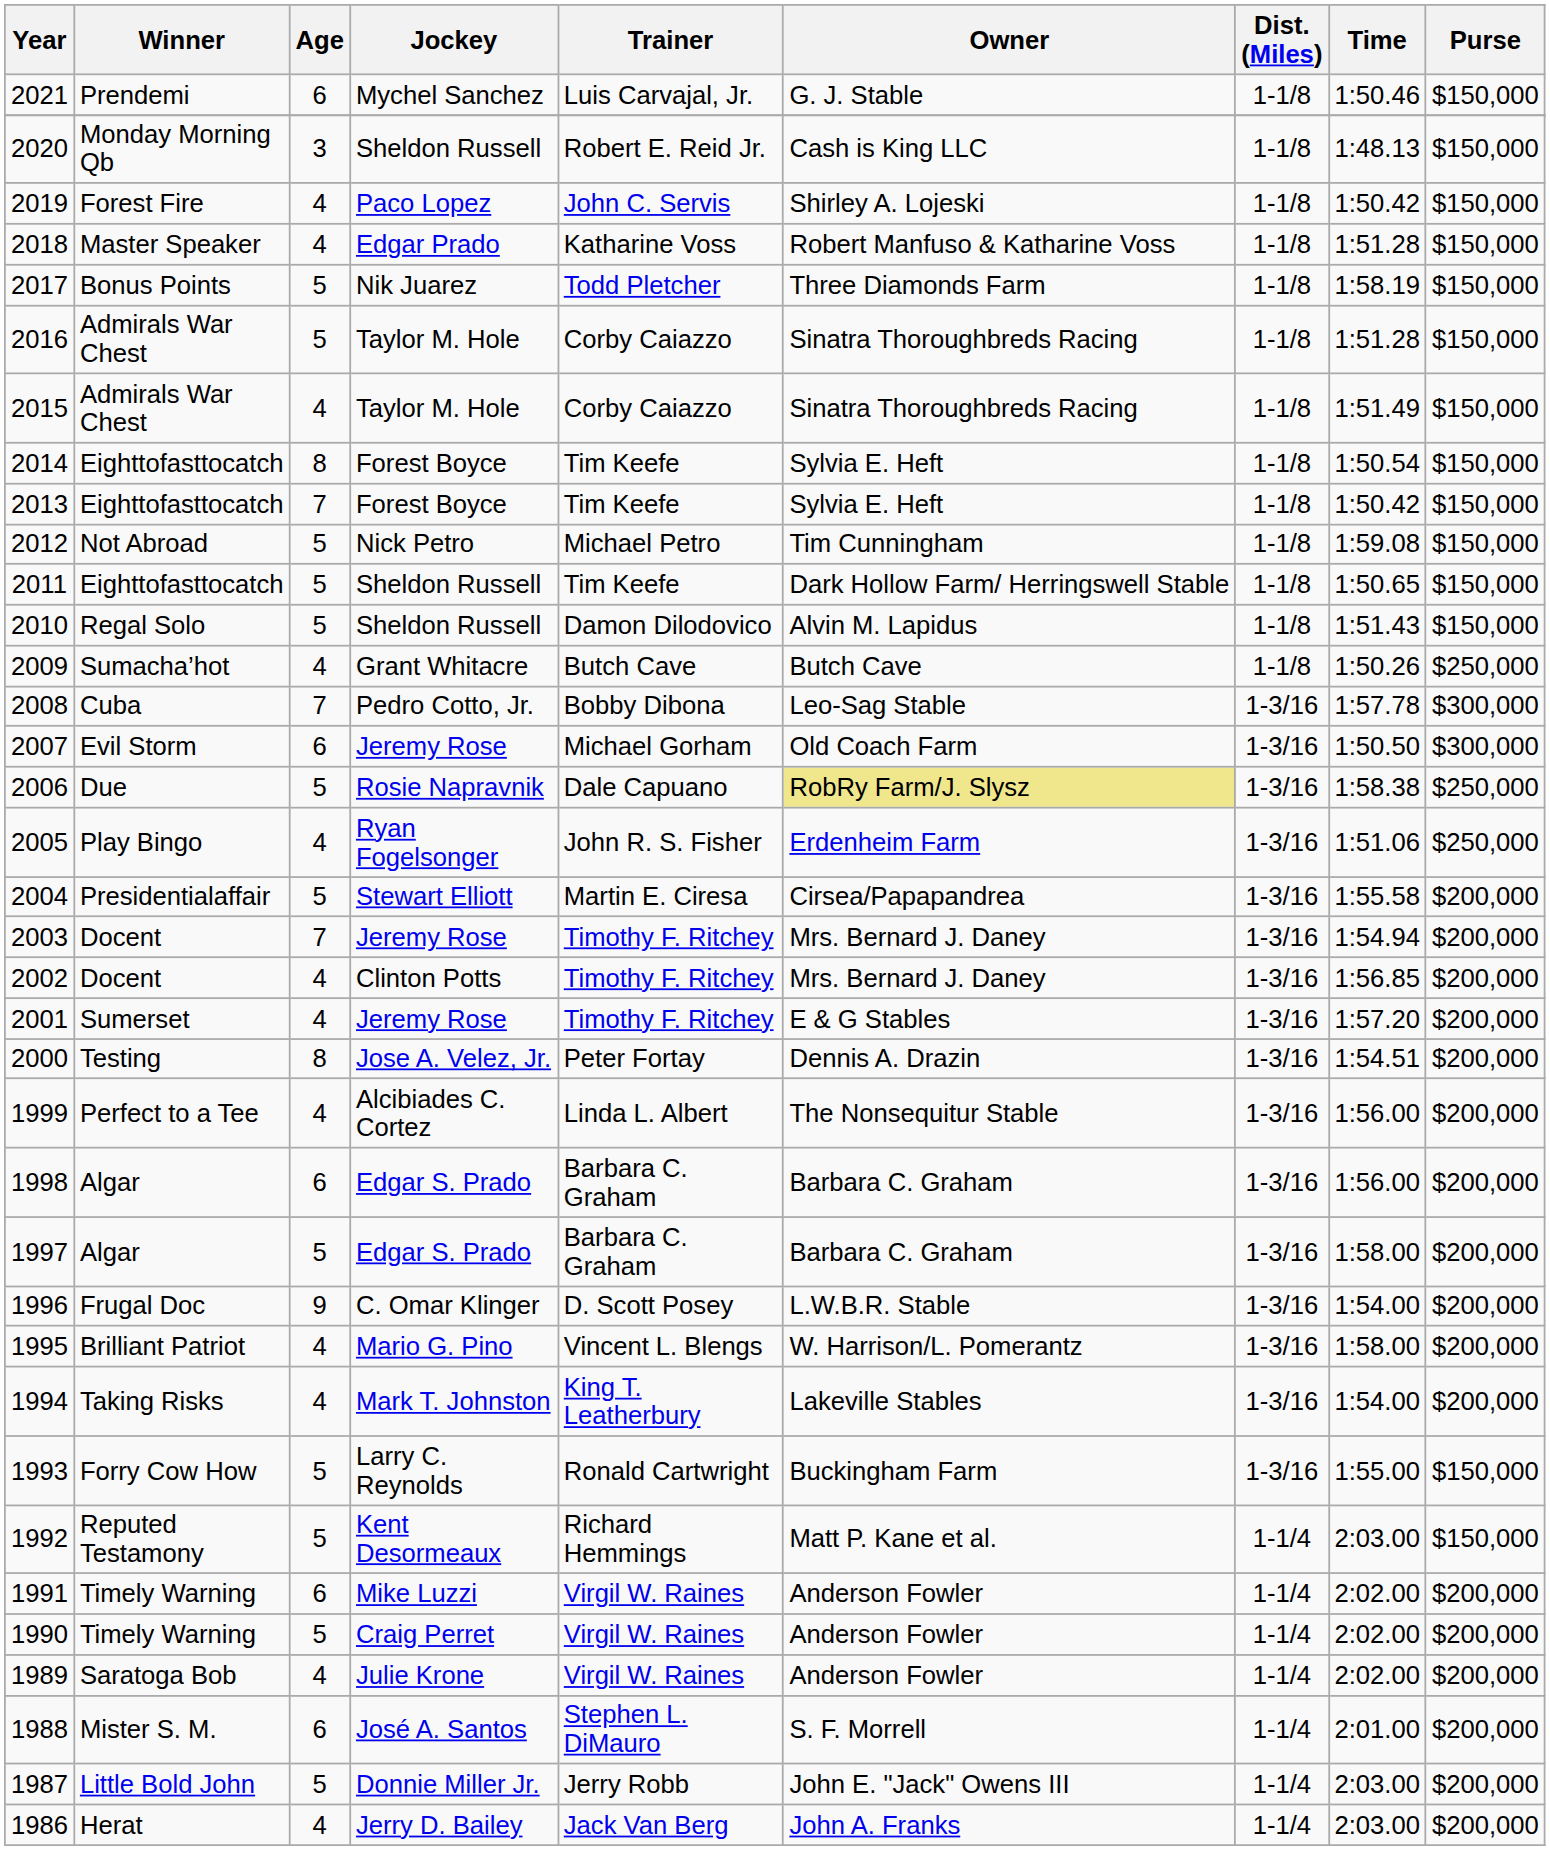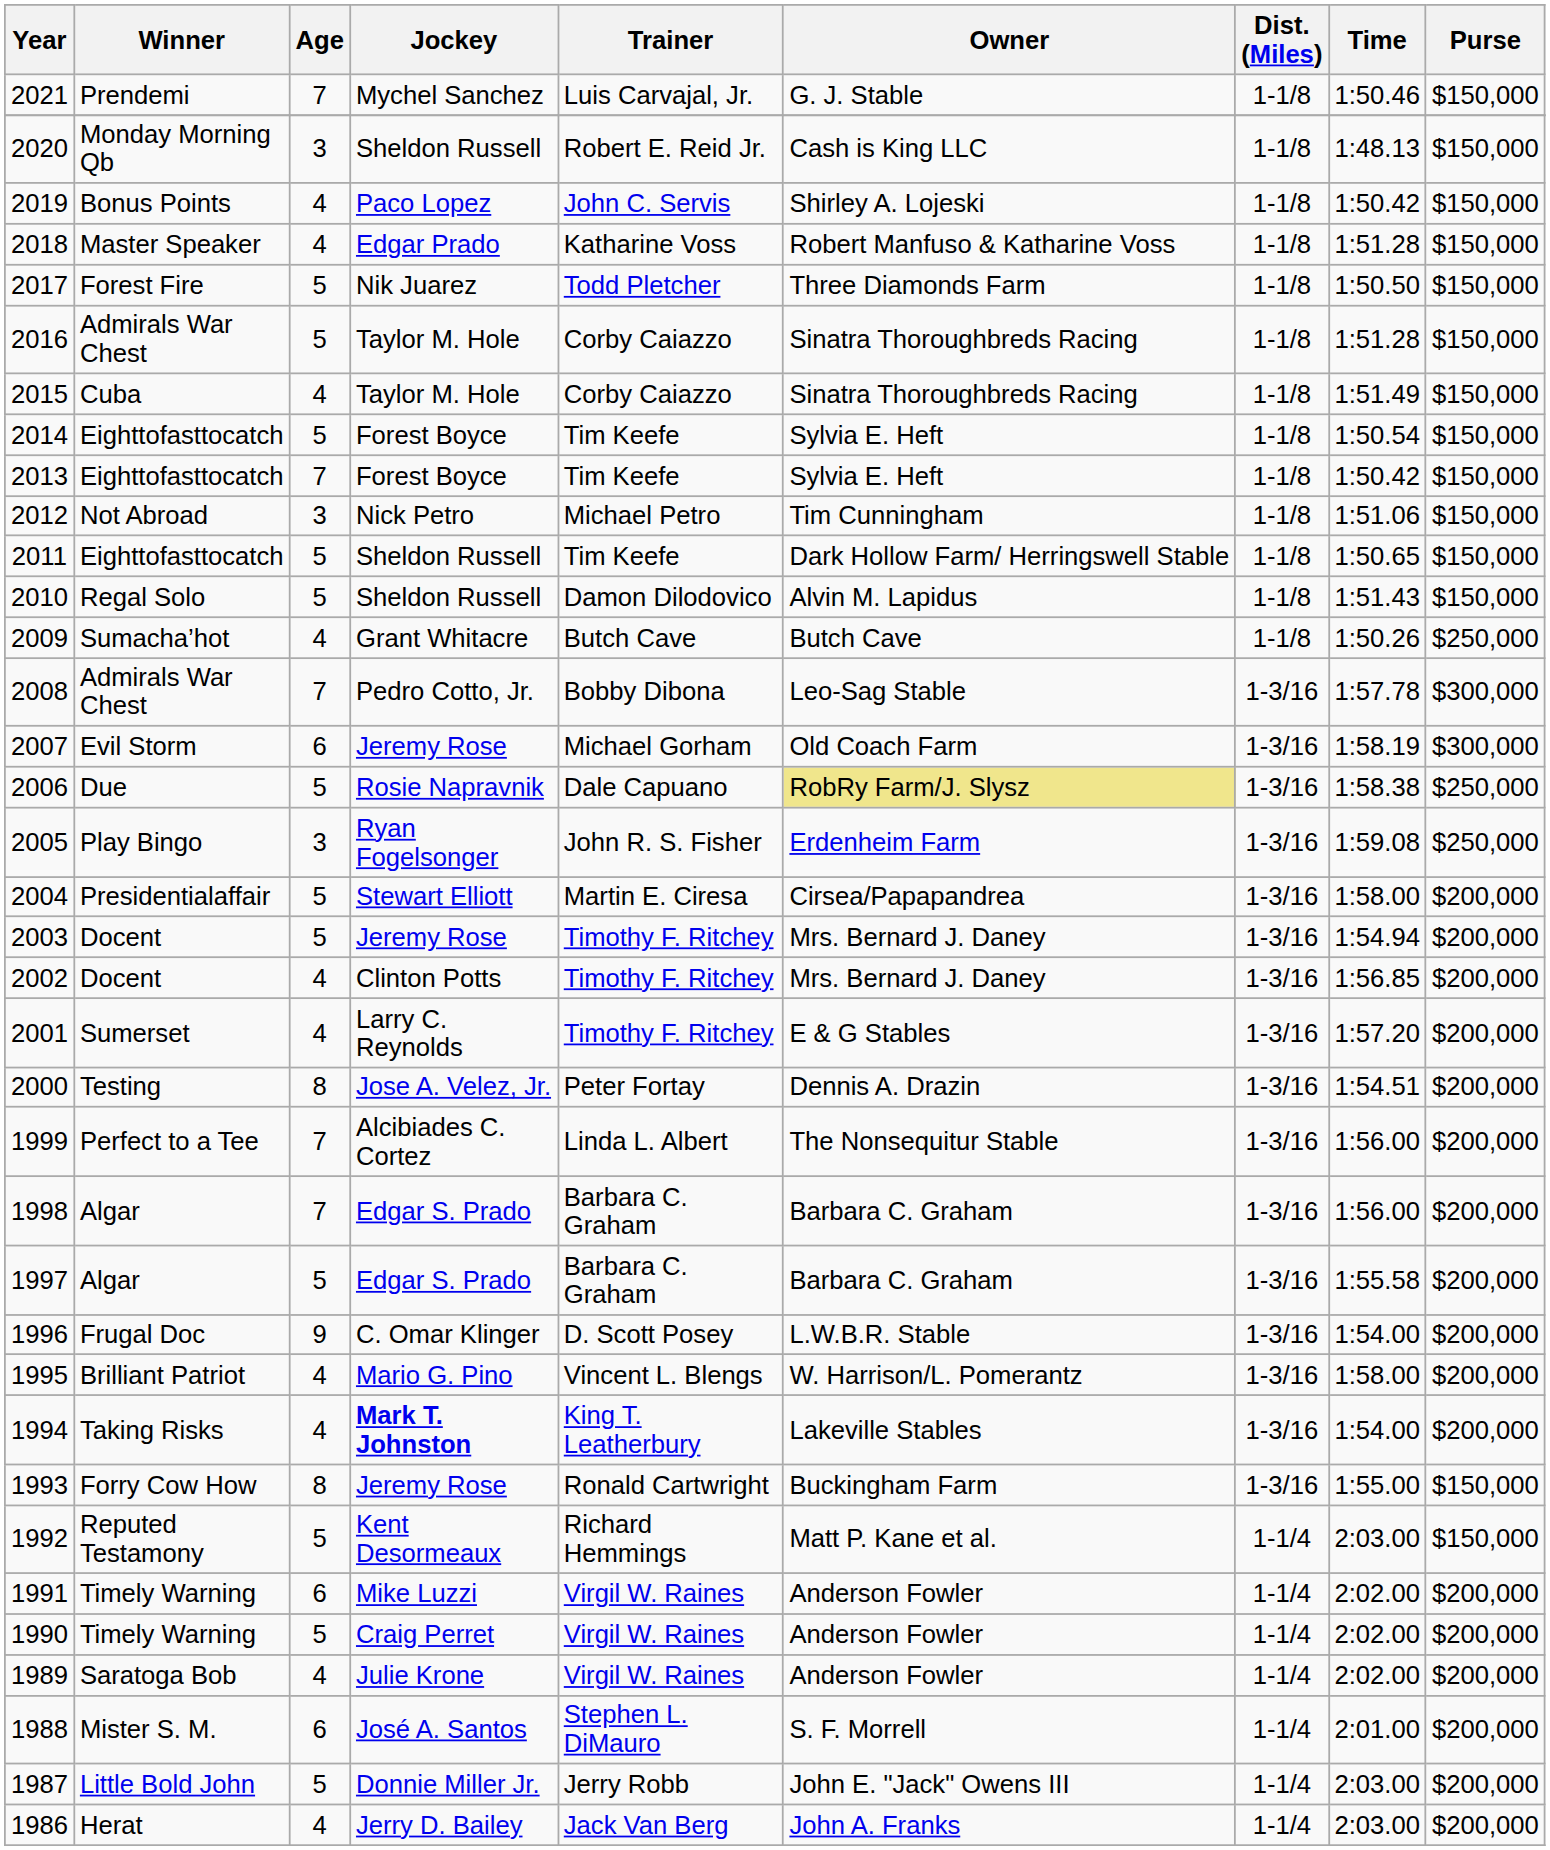(320, 95) 6 -> (320, 95) 7
(142, 204) Forest Fire -> (155, 204) Bonus Points
(155, 285) Bonus Points -> (142, 285) Forest Fire
(1377, 285) 1:58.19 -> (1377, 285) 1:50.50
(156, 409) Admirals War Chest -> (111, 394) Cuba
(320, 463) 8 -> (320, 435) 5
(320, 544) 5 -> (320, 516) 3
(1377, 544) 1:59.08 -> (1377, 516) 1:51.06
(111, 706) Cuba -> (156, 692) Admirals War Chest
(1377, 747) 1:50.50 -> (1377, 747) 1:58.19
(320, 842) 4 -> (320, 842) 3
(1377, 842) 1:51.06 -> (1377, 842) 1:59.08
(1377, 897) 1:55.58 -> (1377, 897) 1:58.00
(320, 937) 7 -> (320, 937) 5
(431, 1018) Jeremy Rose -> (409, 1033) Larry C. Reynolds
(320, 1114) 4 -> (320, 1142) 7
(320, 1183) 6 -> (320, 1211) 7
(1377, 1252) 1:58.00 -> (1377, 1280) 1:55.58
(453, 1401) normal -> (414, 1430) bold
(320, 1470) 5 -> (320, 1485) 8
(409, 1470) Larry C. Reynolds -> (431, 1485) Jeremy Rose
